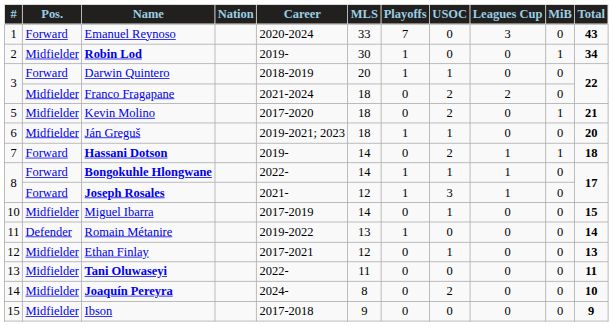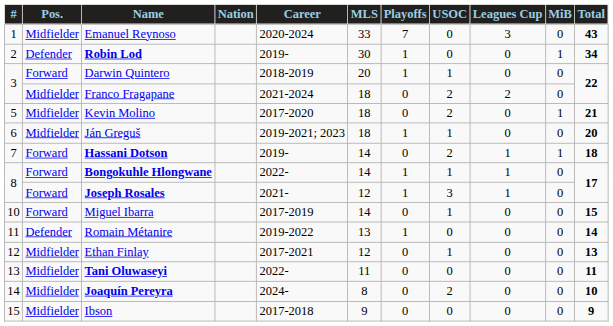(47, 34) Forward -> (52, 34) Midfielder
(52, 53) Midfielder -> (49, 53) Defender
(52, 212) Midfielder -> (47, 212) Forward
